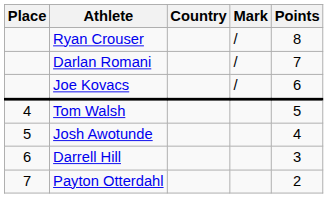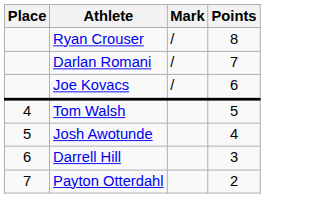- column: (199, 16)
